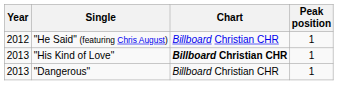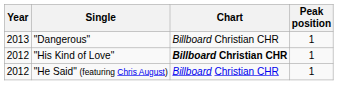rows swapped: (101, 39) <-> (62, 71)
(18, 55) 2013 -> (18, 55) 2012
